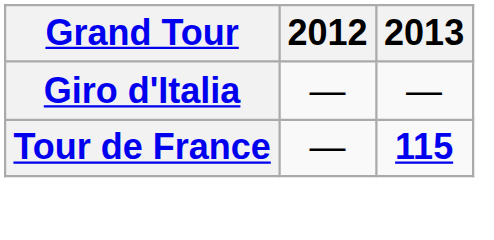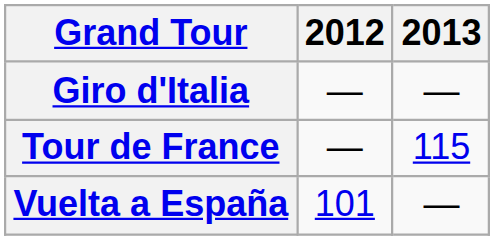(424, 147) bold -> (442, 147) normal
+ row: (151, 204)
